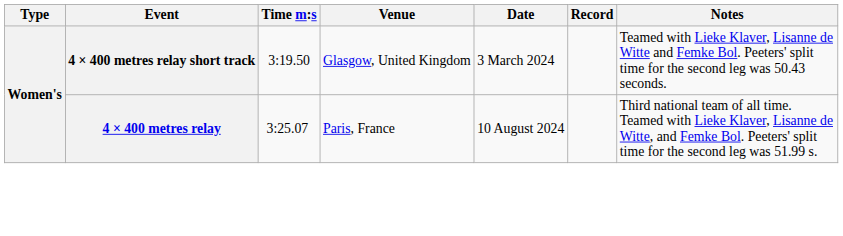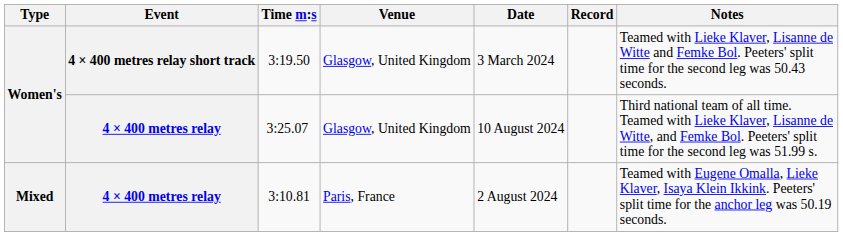(359, 128) Paris, France -> (397, 128) Glasgow, United Kingdom
+ row: (289, 196)
